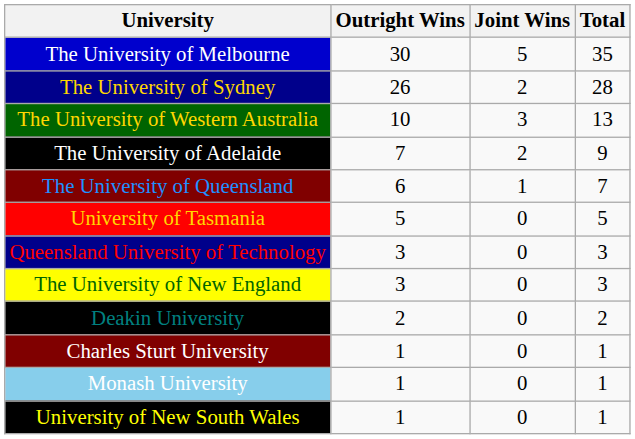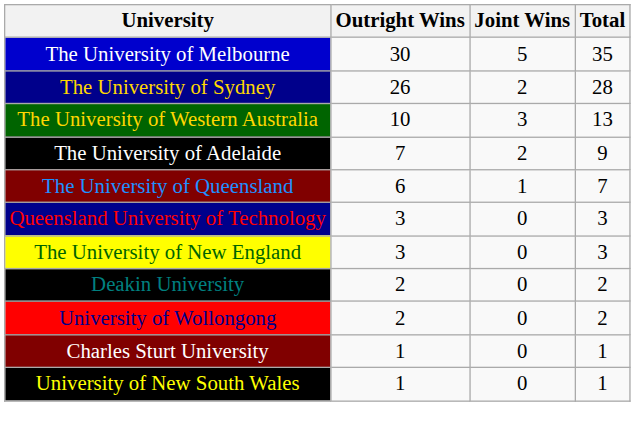- row: (168, 218)
+ row: (168, 317)
- row: (168, 383)
